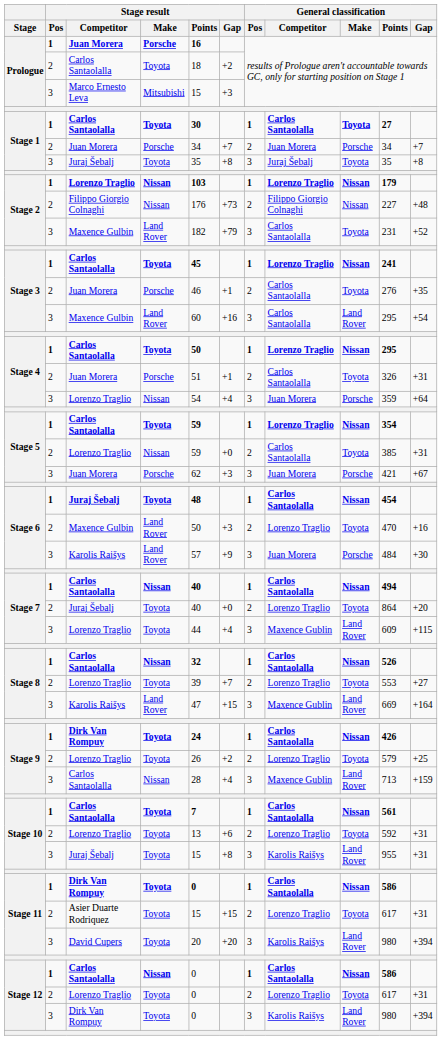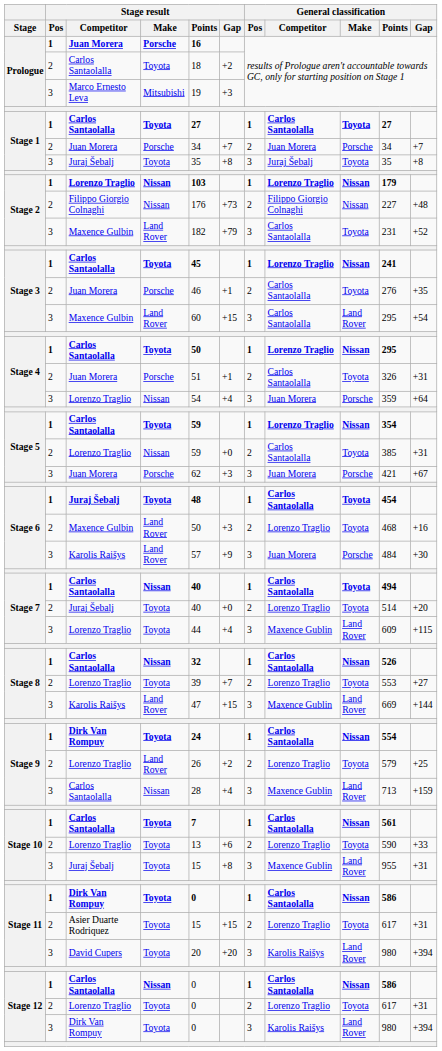(196, 92) 15 -> (196, 92) 19
(196, 124) 30 -> (196, 124) 27
(230, 318) +16 -> (230, 318) +15
(356, 500) Nissan -> (356, 500) Toyota
(389, 527) 470 -> (389, 527) 468
(356, 586) Nissan -> (356, 586) Toyota
(389, 608) 864 -> (389, 608) 514
(423, 704) +164 -> (423, 704) +144
(389, 736) 426 -> (389, 736) 554
(157, 758) Toyota -> (155, 763) Land Rover
(389, 833) 592 -> (389, 844) 590
(420, 833) +31 -> (420, 844) +33
(296, 855) Karolis Raišys -> (300, 866) Maxence Gublin
